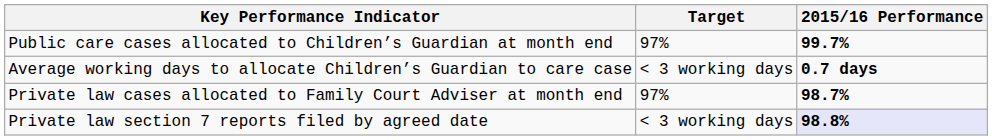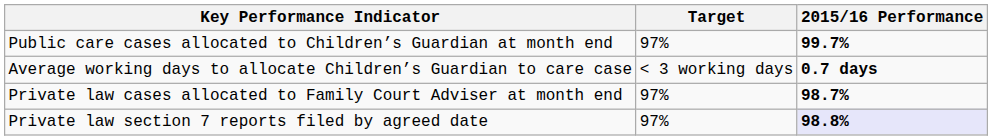(717, 122) < 3 working days -> (654, 122) 97%
